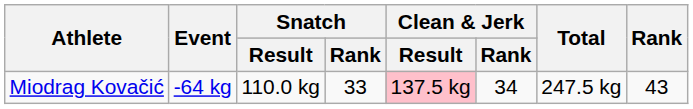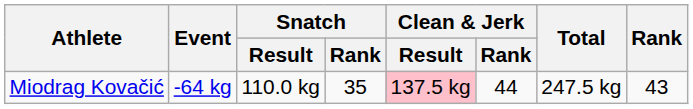(355, 88) 33 -> (355, 88) 35
(506, 88) 34 -> (506, 88) 44
